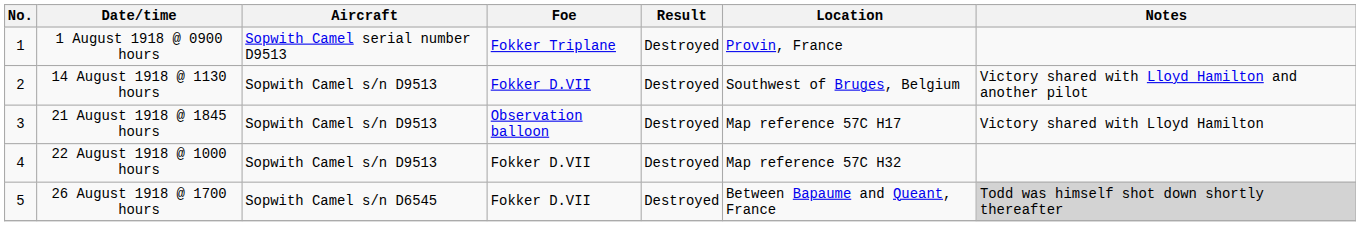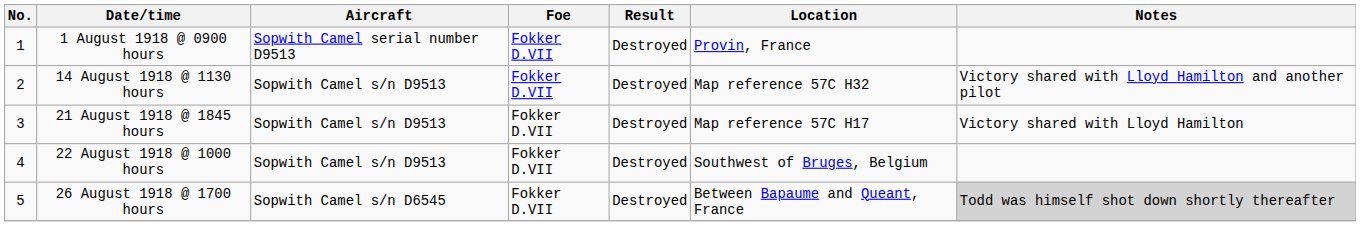(553, 47) Fokker Triplane -> (536, 47) Fokker D.VII
(843, 85) Southwest of Bruges, Belgium -> (782, 85) Map reference 57C H32
(537, 124) Observation balloon -> (536, 124) Fokker D.VII
(814, 163) Map reference 57C H32 -> (811, 163) Southwest of Bruges, Belgium
